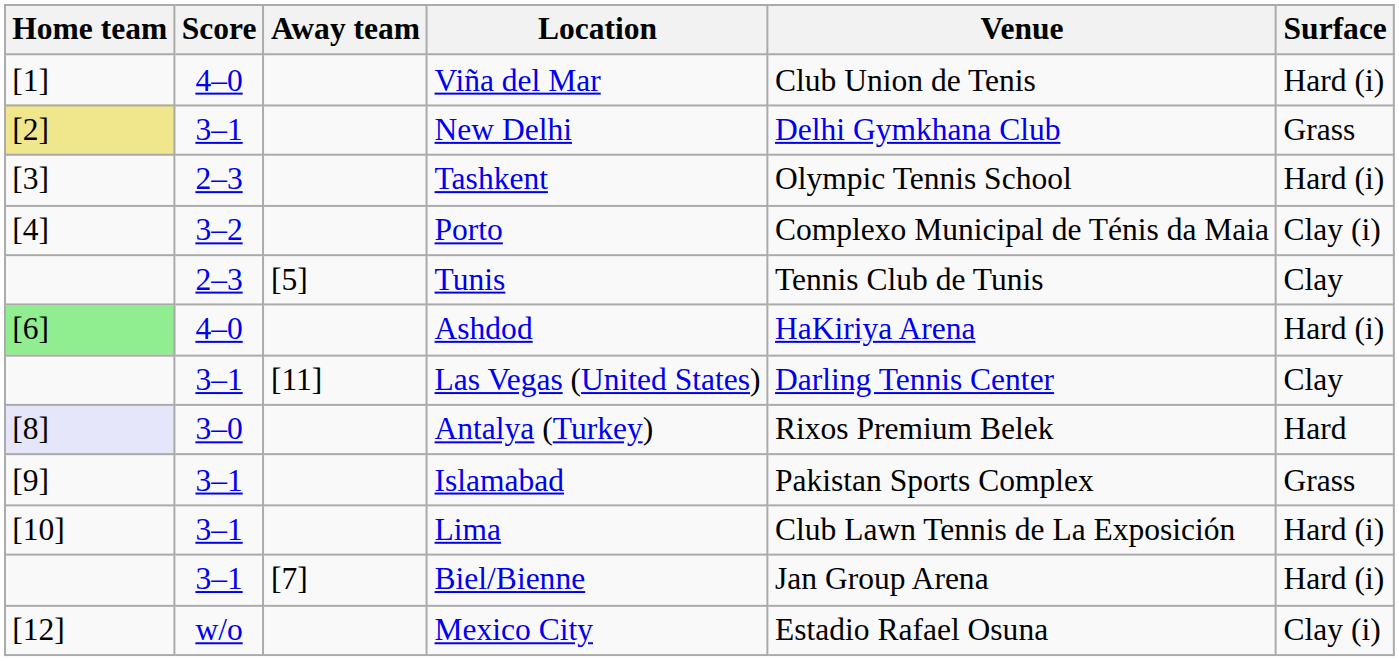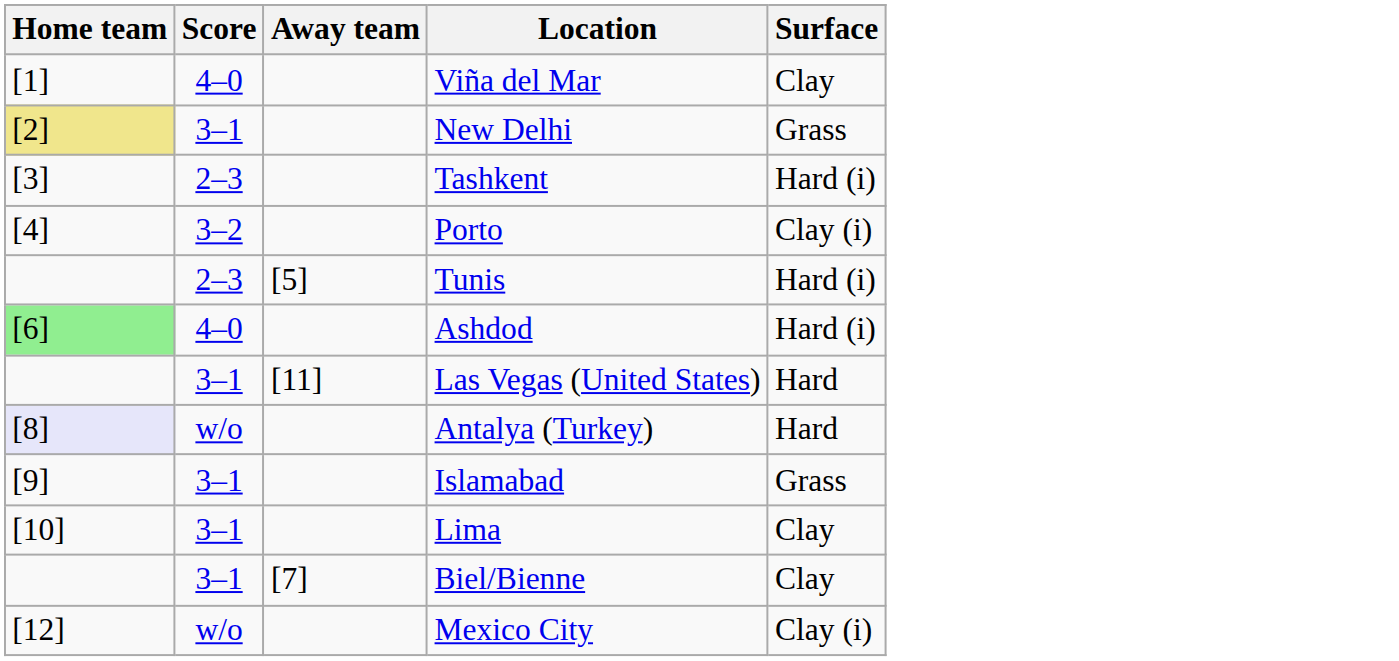- column: (1022, 29)
(1334, 79) Hard (i) -> (805, 79) Clay
(1313, 279) Clay -> (825, 279) Hard (i)
(1313, 379) Clay -> (807, 379) Hard
(219, 429) 3–0 -> (219, 429) w/o
(1334, 529) Hard (i) -> (805, 529) Clay
(1334, 579) Hard (i) -> (805, 579) Clay
